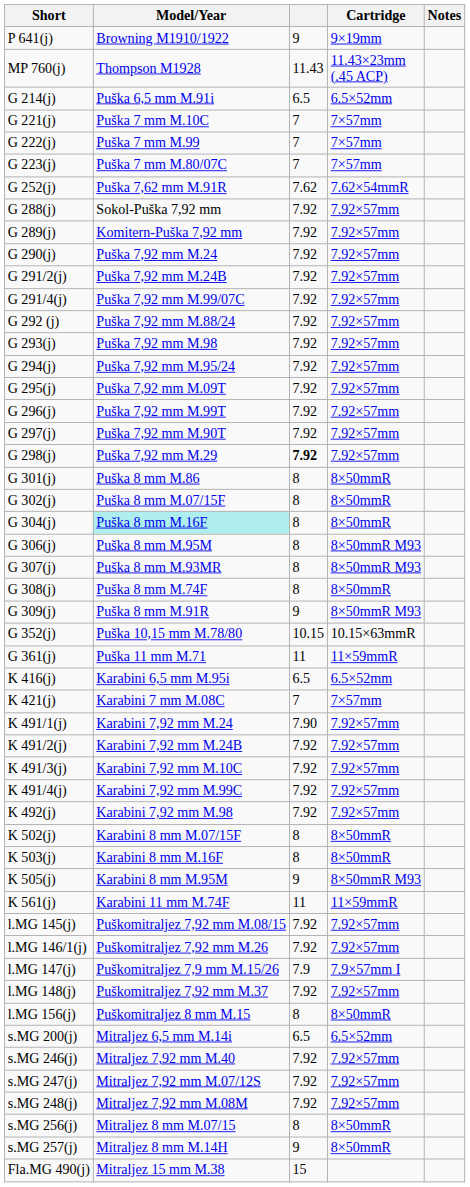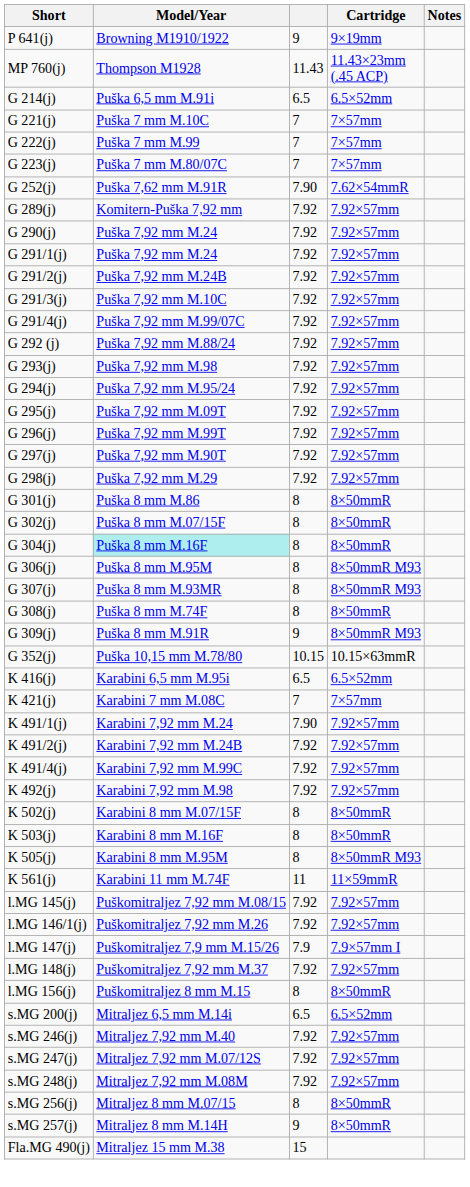(305, 187) 7.62 -> (305, 187) 7.90
- row: (32, 210)
+ row: (37, 254)
+ row: (37, 299)
(305, 455) bold -> (305, 478) normal
- row: (32, 656)
- row: (37, 768)
(296, 880) 9 -> (296, 857) 8
